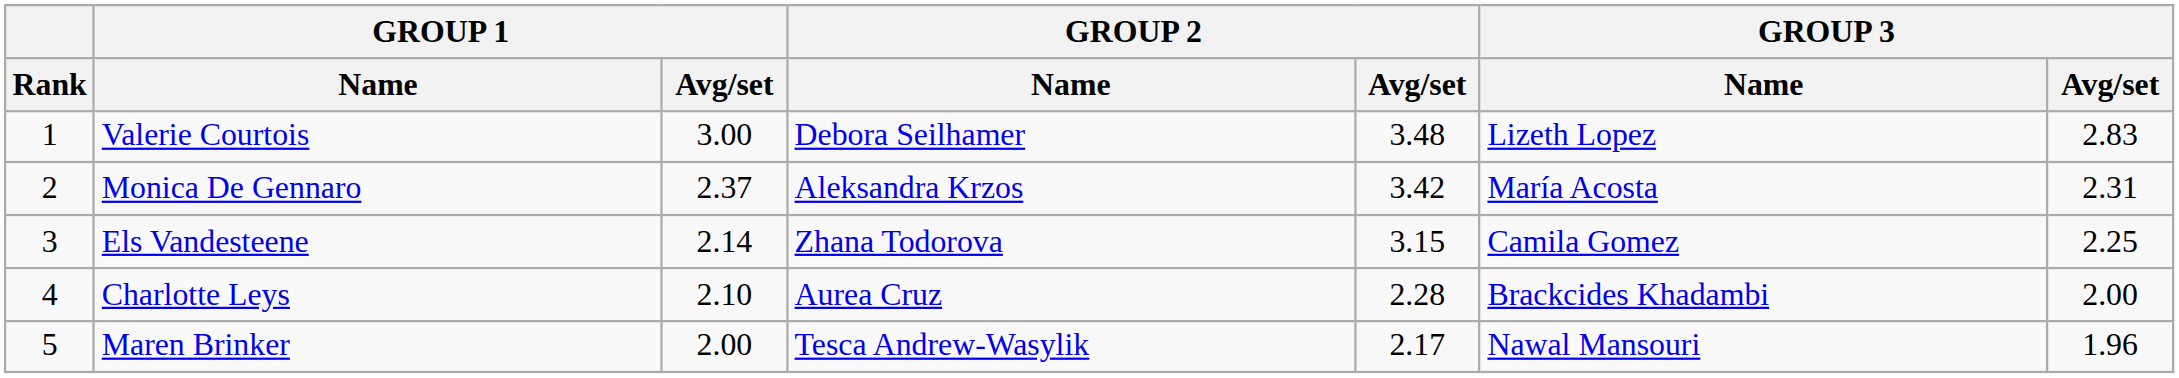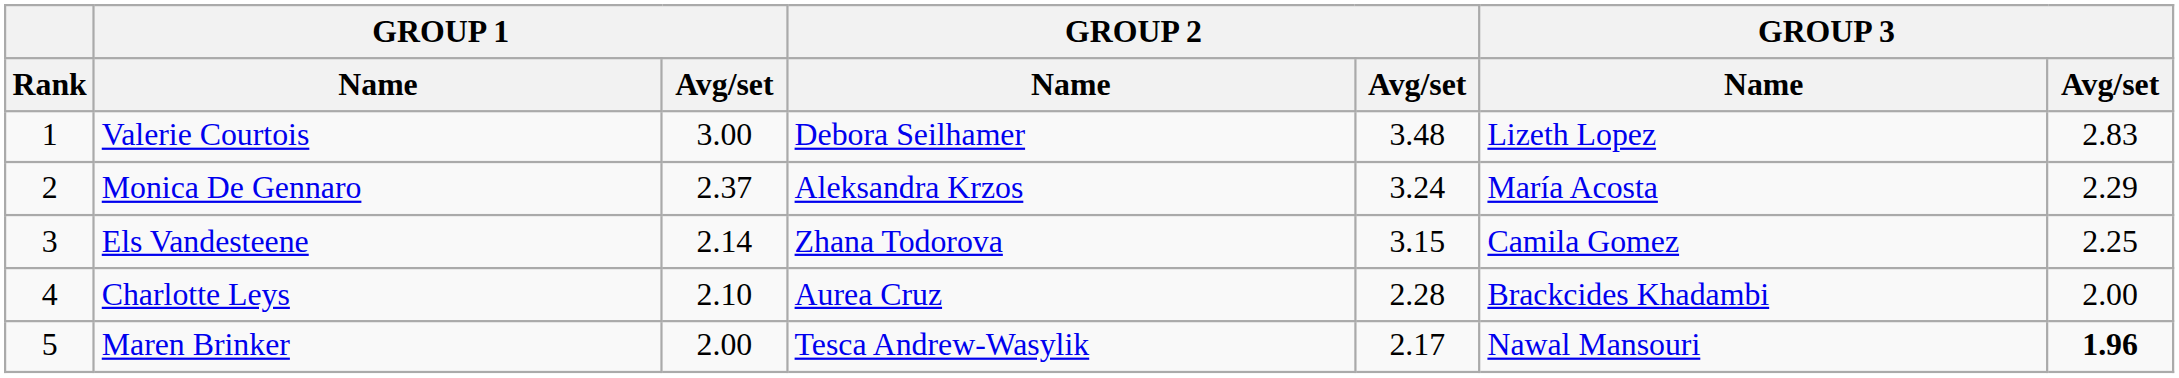(1417, 188) 3.42 -> (1417, 188) 3.24
(2110, 188) 2.31 -> (2110, 188) 2.29
(2110, 346) normal -> (2110, 346) bold
